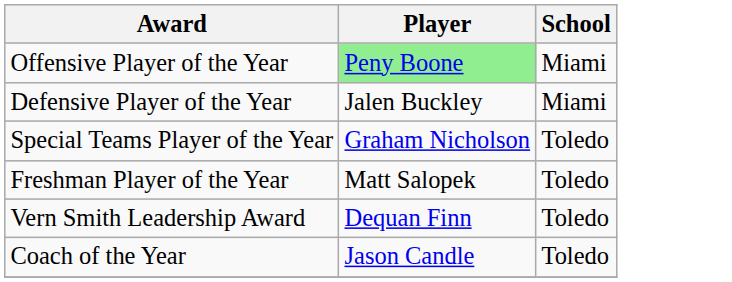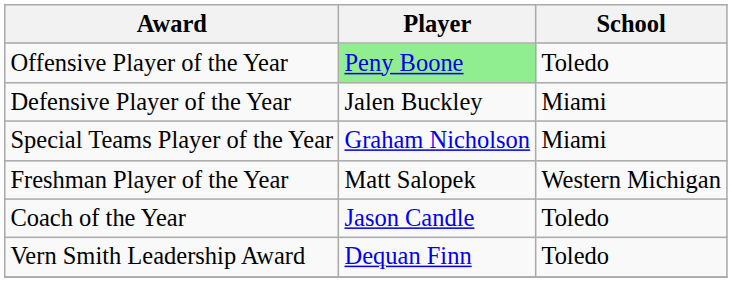(574, 62) Miami -> (575, 62) Toledo
(575, 140) Toledo -> (574, 140) Miami
(575, 179) Toledo -> (631, 179) Western Michigan
rows swapped: (158, 218) <-> (98, 256)
